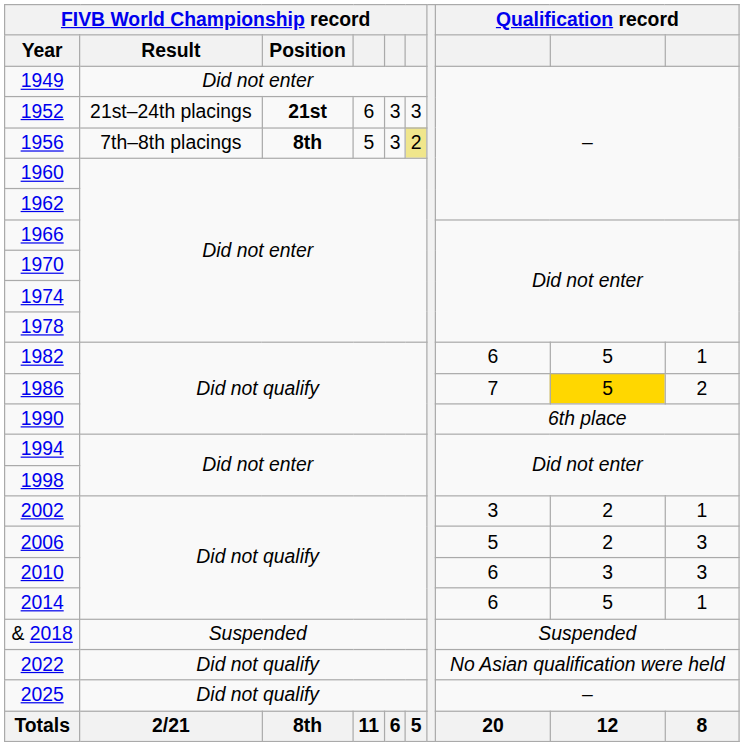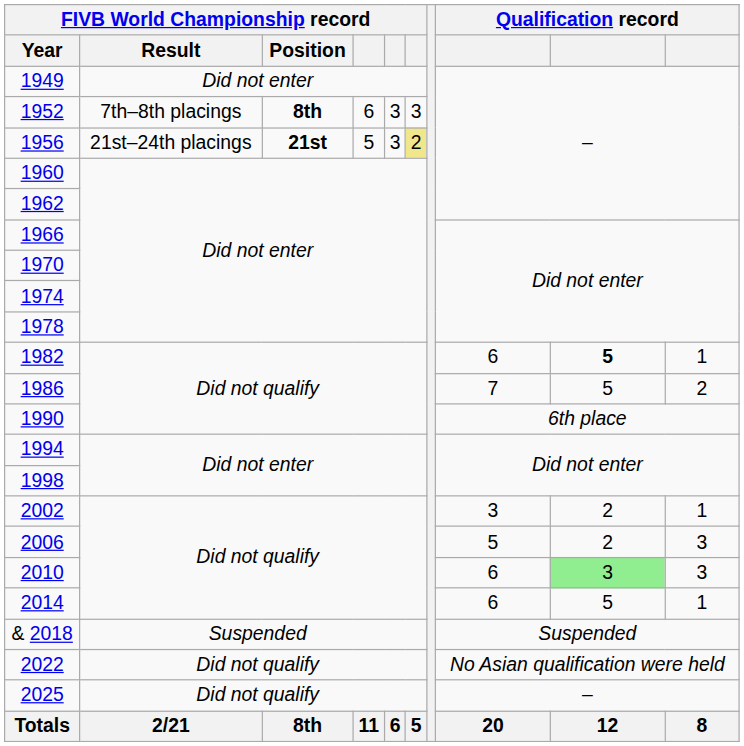(171, 111) 21st–24th placings -> (171, 111) 7th–8th placings
(308, 111) 21st -> (308, 111) 8th
(171, 142) 7th–8th placings -> (171, 142) 21st–24th placings
(308, 142) 8th -> (308, 142) 21st
(608, 357) normal -> (608, 357) bold
(608, 388) gold background -> (608, 388) no background
(608, 572) no background -> (608, 572) lightgreen background
